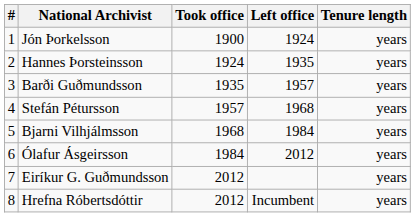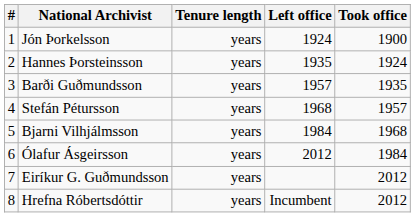columns swapped: (210, 16) <-> (364, 16)
